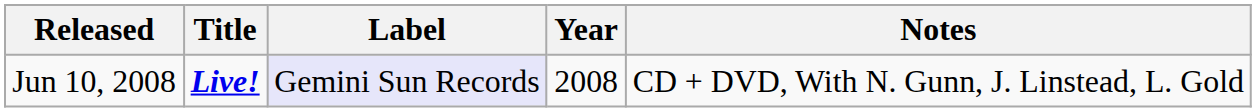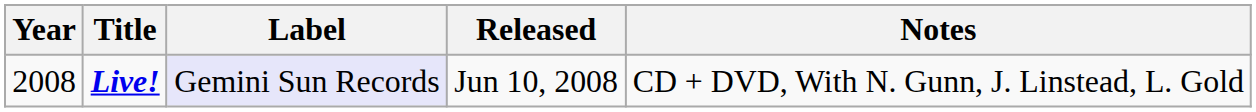columns swapped: (586, 29) <-> (94, 29)
